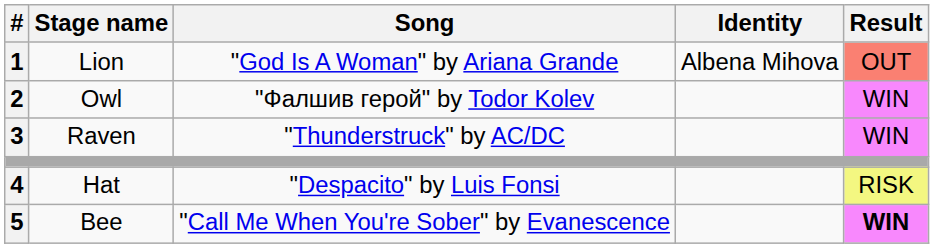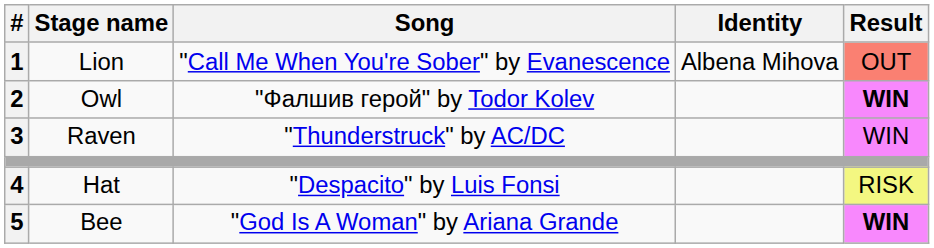(425, 61) "God Is A Woman" by Ariana Grande -> (425, 61) "Call Me When You're Sober" by Evanescence
(886, 99) normal -> (886, 99) bold
(425, 223) "Call Me When You're Sober" by Evanescence -> (425, 223) "God Is A Woman" by Ariana Grande
